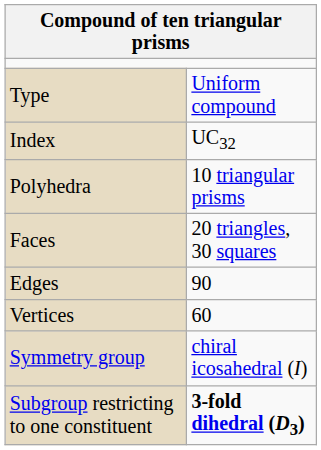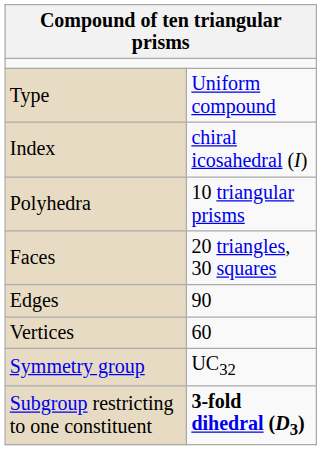(214, 140) UC32 -> (249, 149) chiral icosahedral (I)
(249, 358) chiral icosahedral (I) -> (214, 366) UC32
